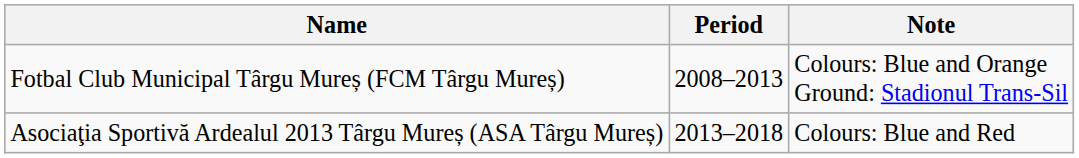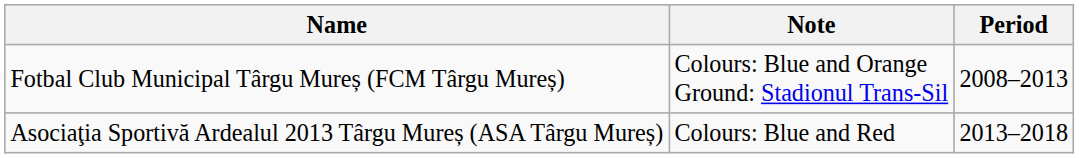columns swapped: (729, 24) <-> (931, 24)
